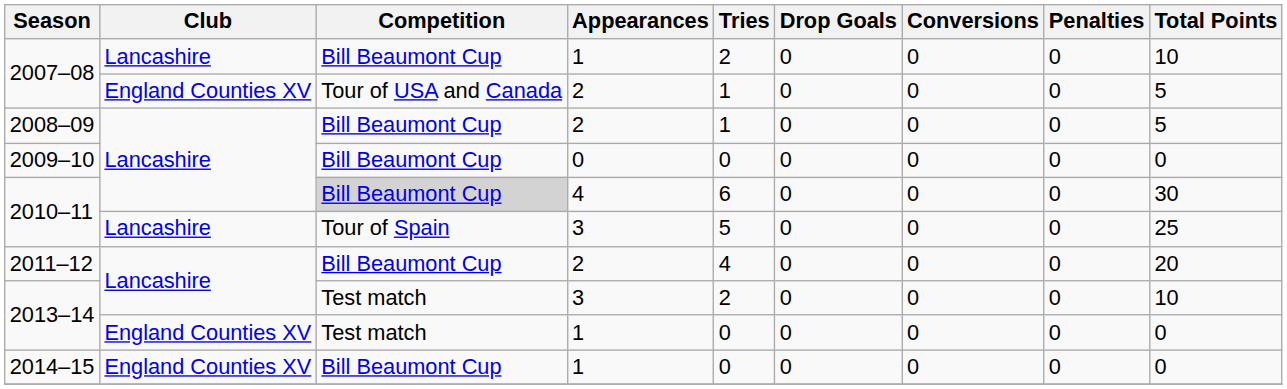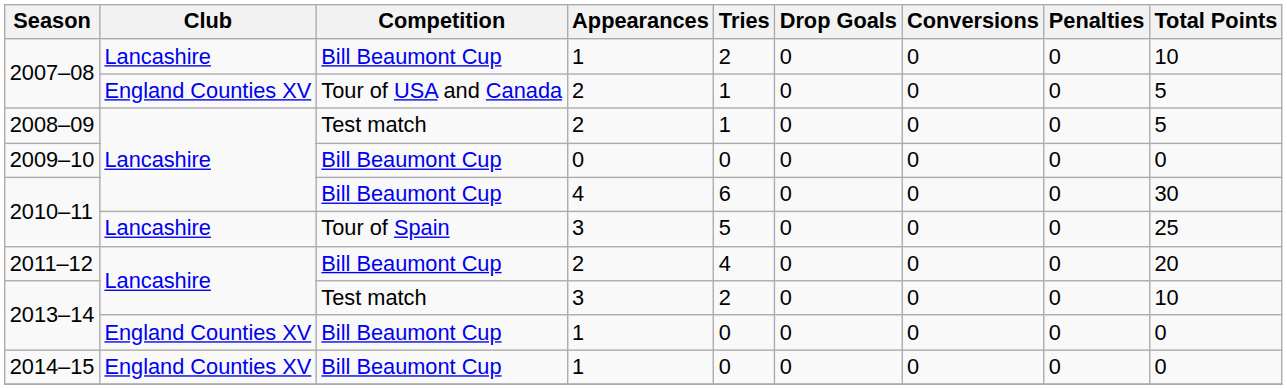(411, 125) Bill Beaumont Cup -> (374, 125) Test match
(411, 194) lightgrey background -> (411, 194) no background
(374, 332) Test match -> (411, 332) Bill Beaumont Cup
